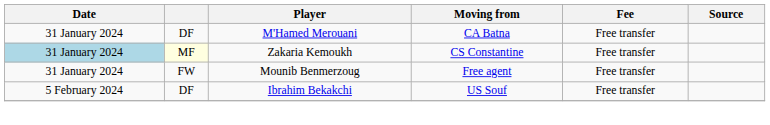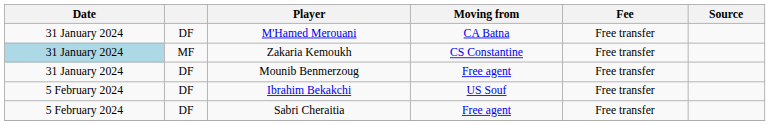(186, 52) lightyellow background -> (186, 52) no background
(186, 71) FW -> (186, 71) DF
+ row: (309, 110)
